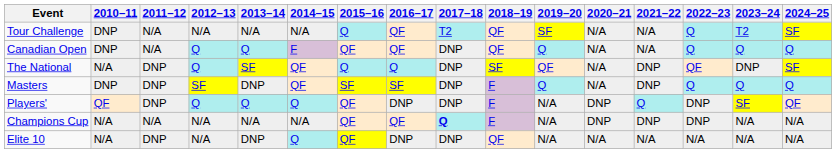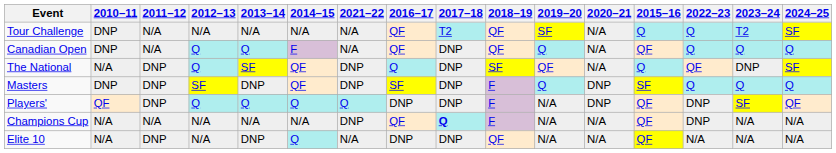columns swapped: (362, 13) <-> (659, 13)
(597, 85) N/A -> (599, 85) DNP
(599, 121) DNP -> (597, 121) N/A
